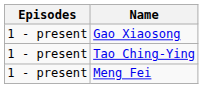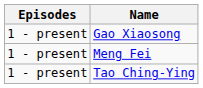rows swapped: (122, 73) <-> (144, 54)
